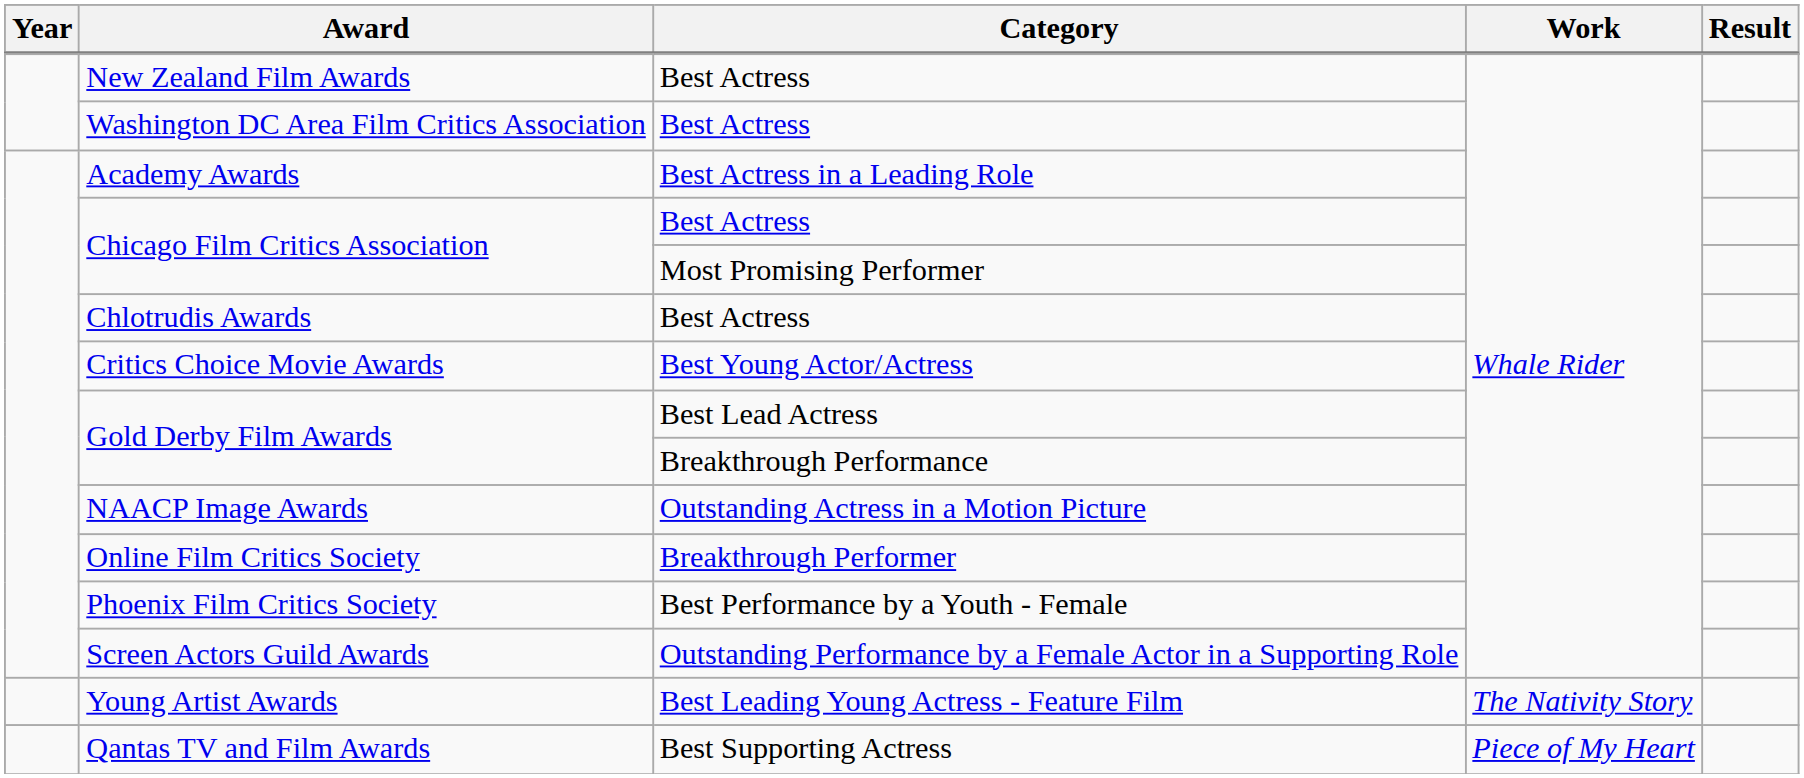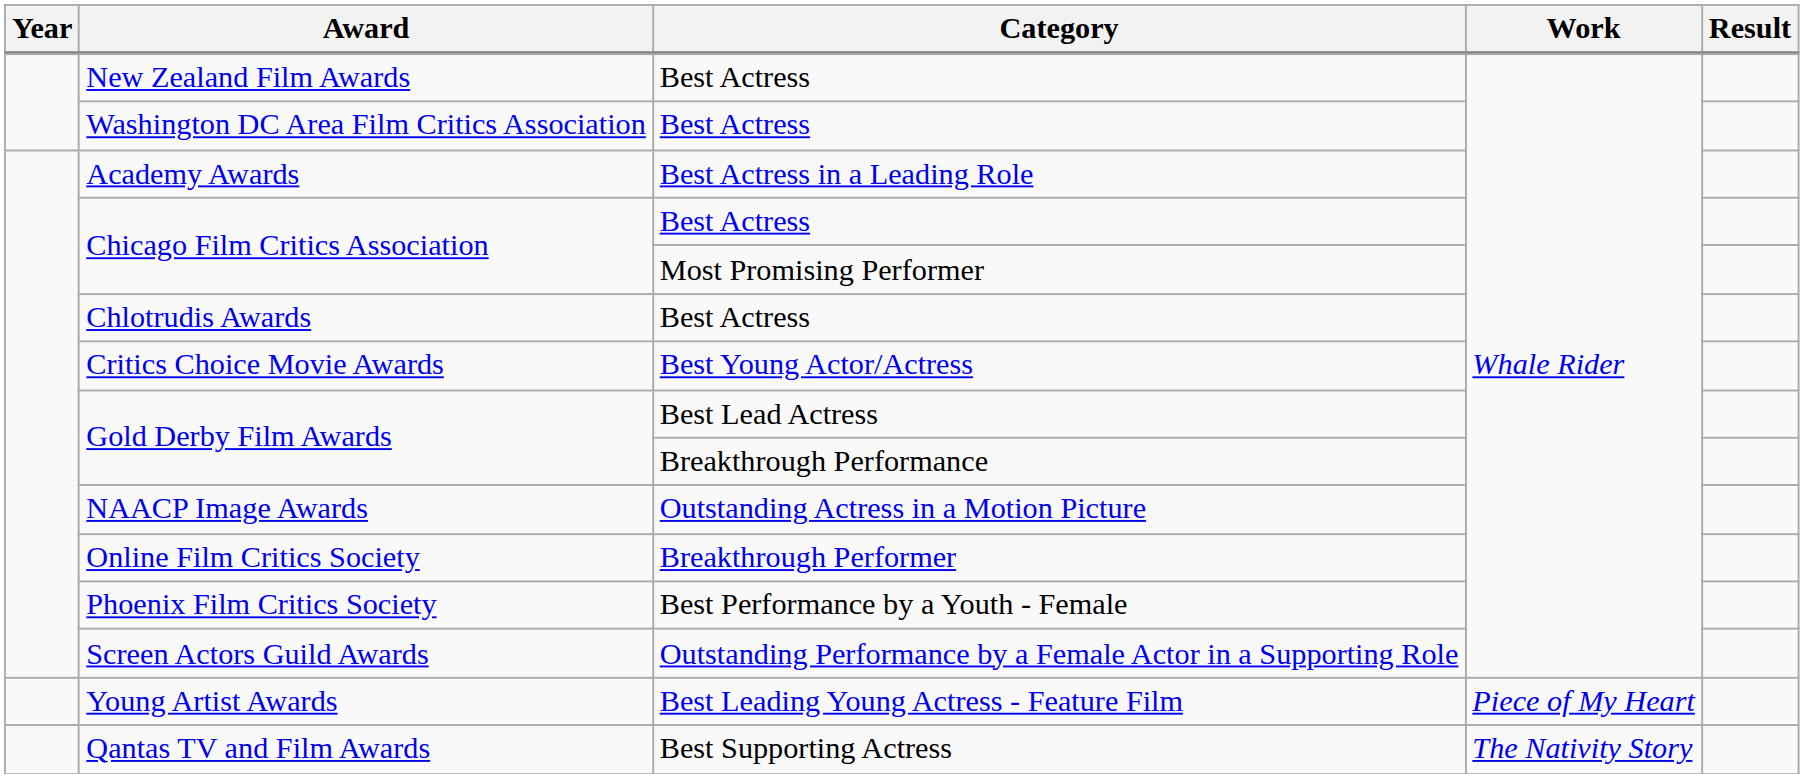(1582, 700) The Nativity Story -> (1584, 700) Piece of My Heart
(1584, 748) Piece of My Heart -> (1582, 748) The Nativity Story
